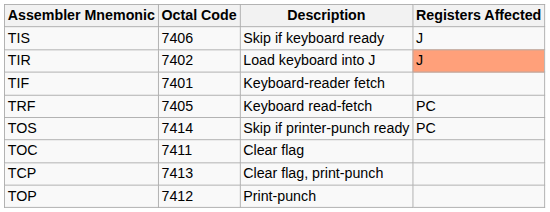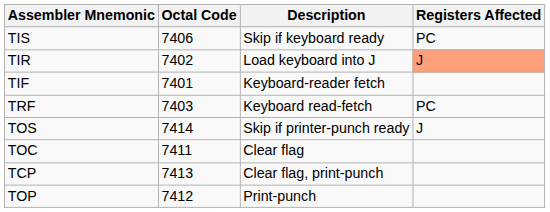(420, 38) J -> (426, 38) PC
(177, 106) 7405 -> (177, 106) 7403
(426, 128) PC -> (420, 128) J
